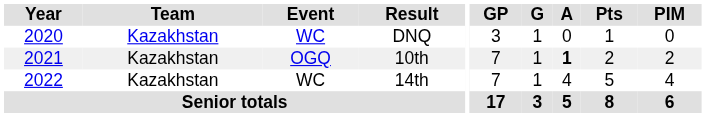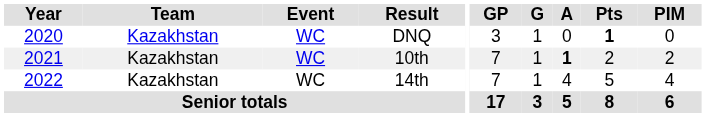(609, 36) normal -> (609, 36) bold
(311, 58) OGQ -> (311, 58) WC
